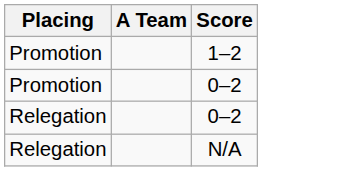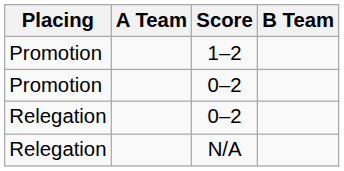+ column: (298, 20)
